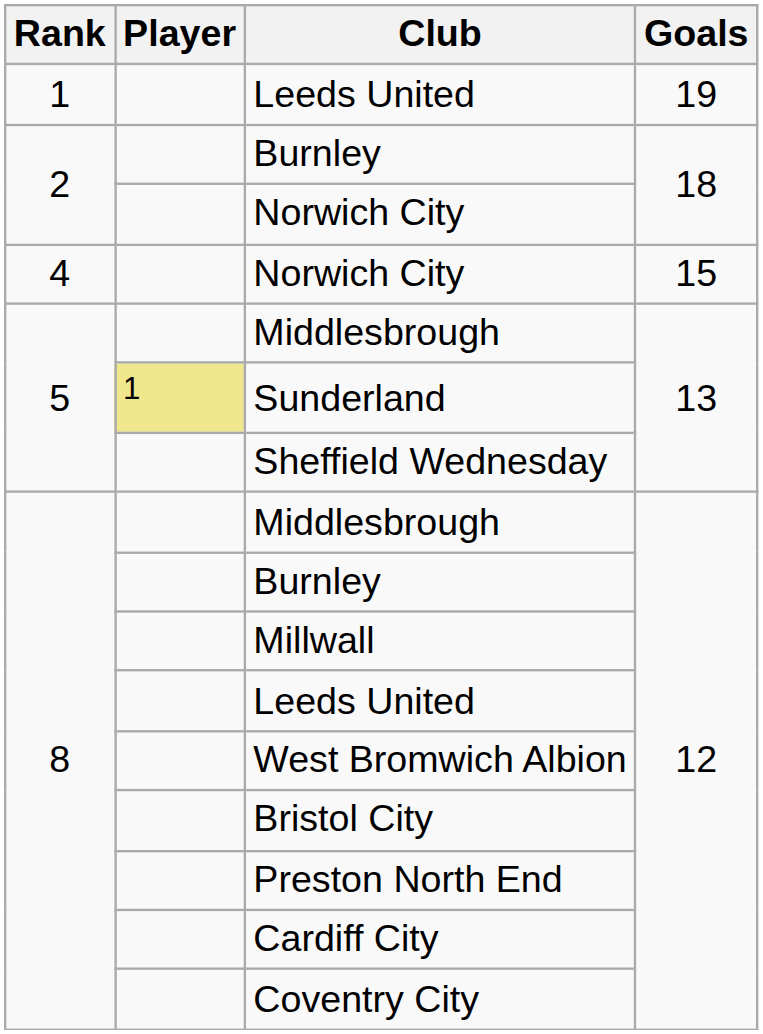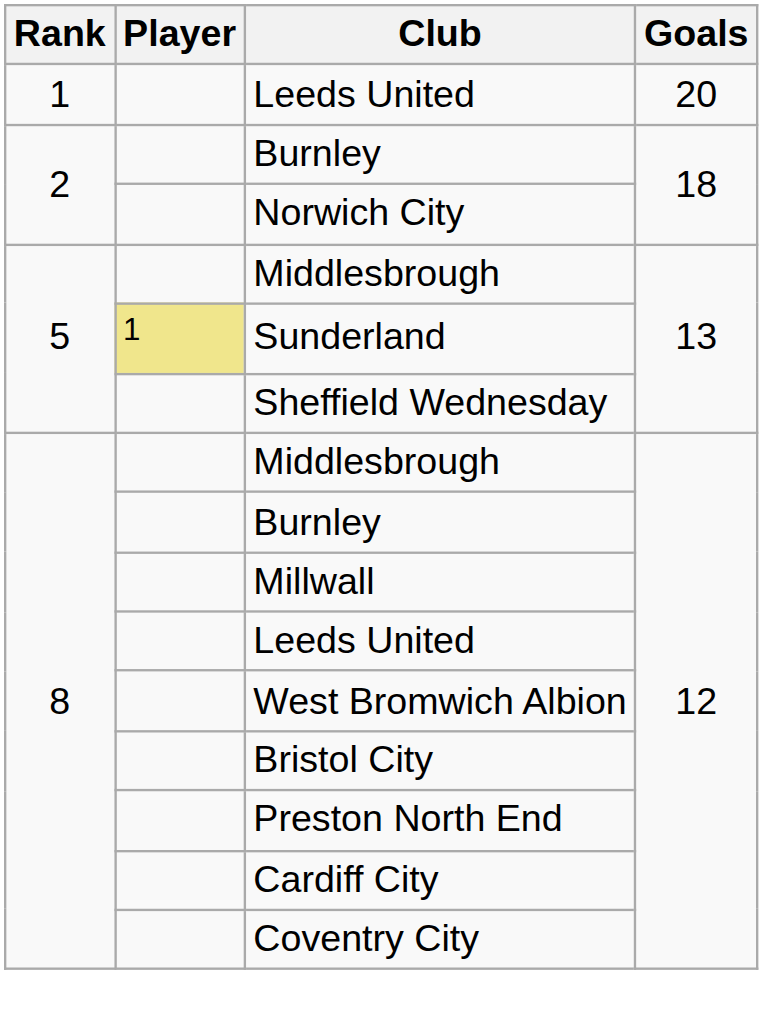(696, 93) 19 -> (696, 93) 20
- row: (60, 272)
